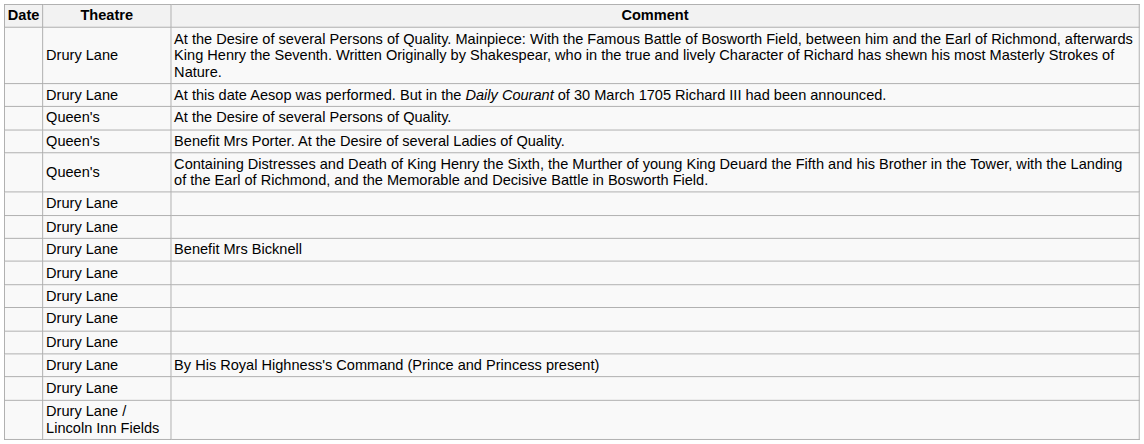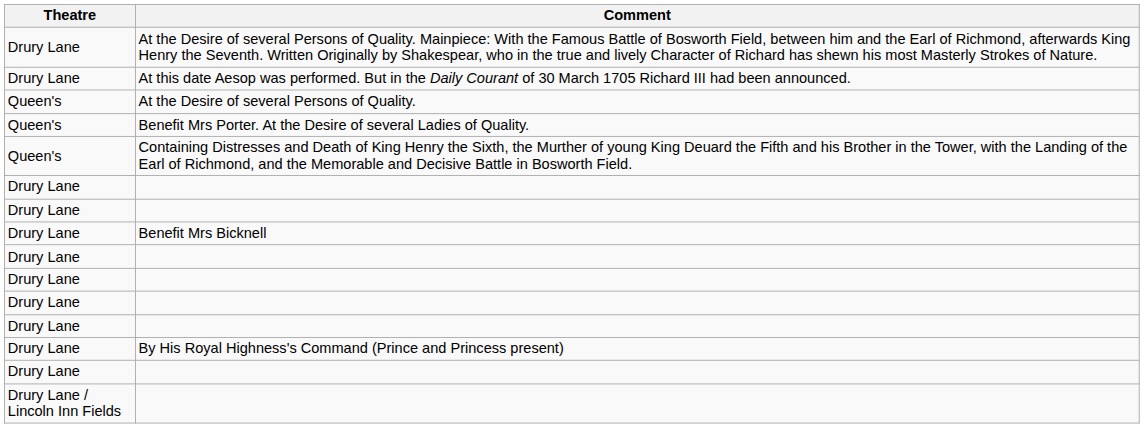- column: (24, 16)
